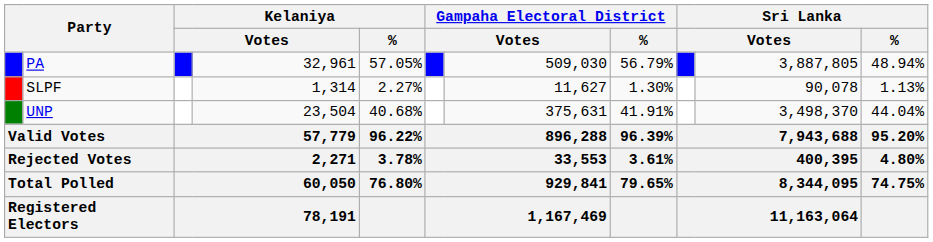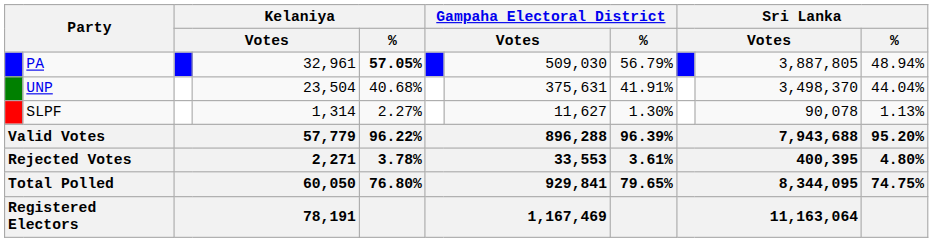(395, 64) normal -> (395, 64) bold
rows swapped: (40, 112) <-> (44, 88)
